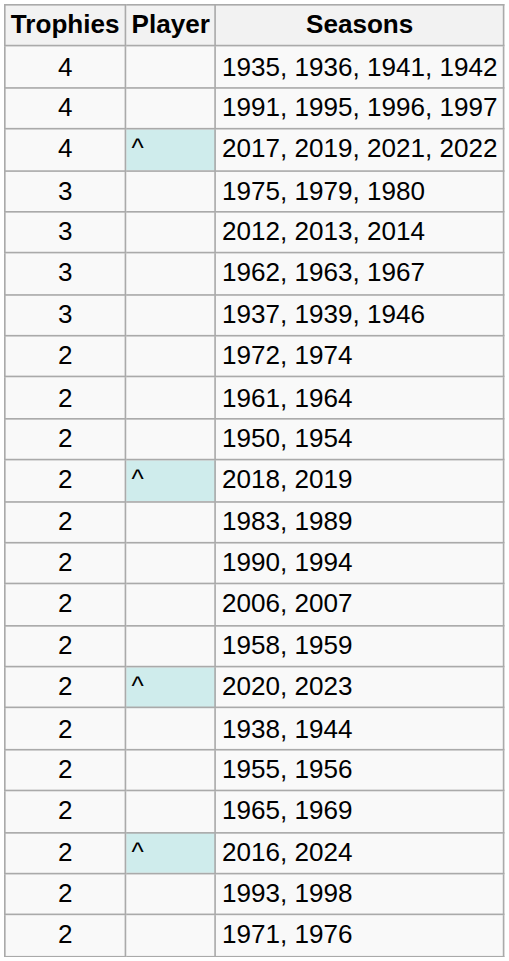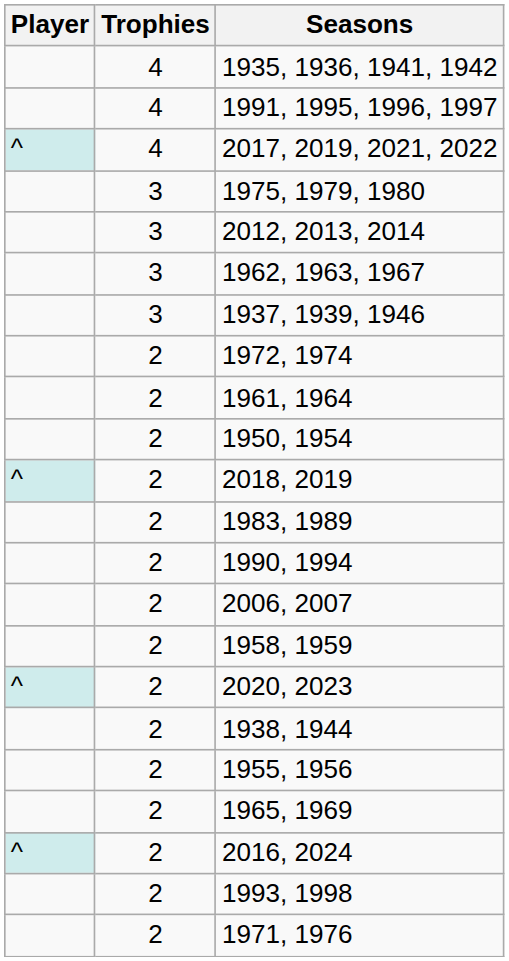columns swapped: (171, 25) <-> (65, 25)
